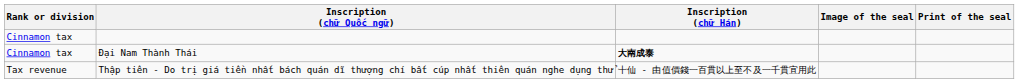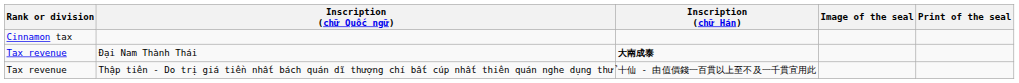(39, 53) Cinnamon tax -> (37, 53) Tax revenue
